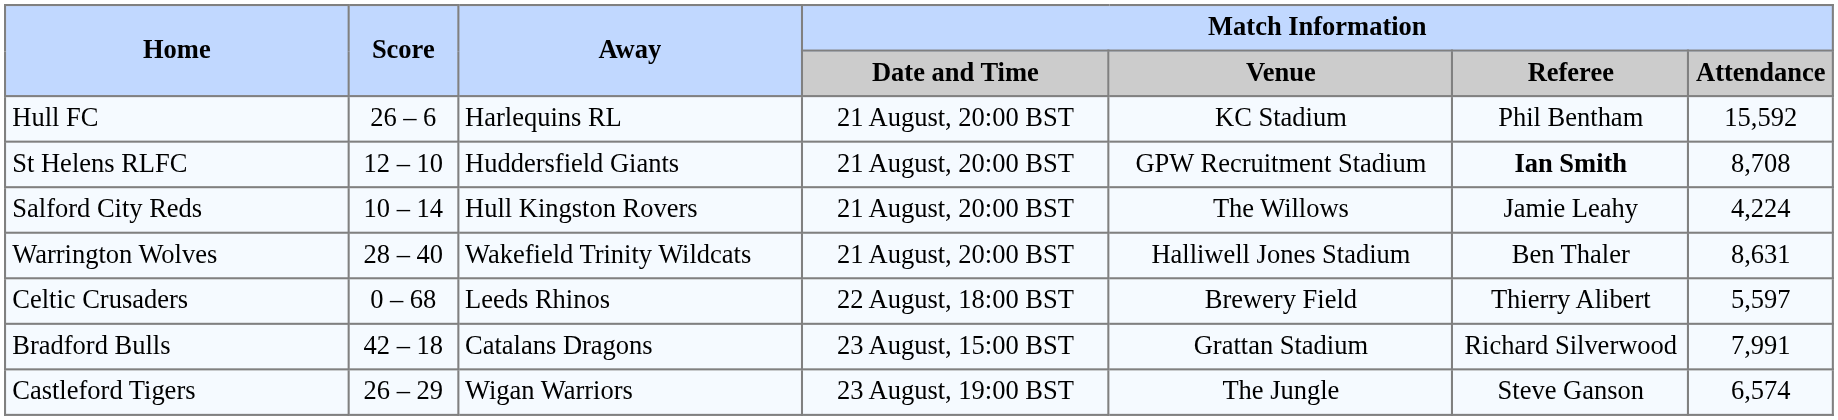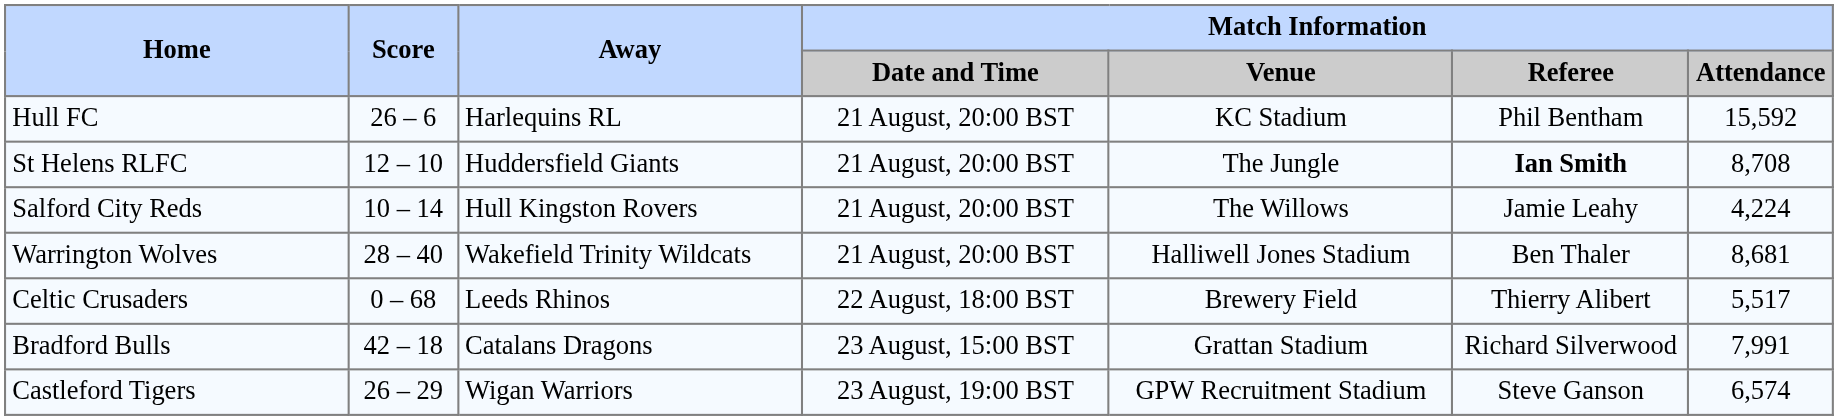(1281, 163) GPW Recruitment Stadium -> (1281, 163) The Jungle
(1761, 254) 8,631 -> (1761, 254) 8,681
(1761, 300) 5,597 -> (1761, 300) 5,517
(1281, 391) The Jungle -> (1281, 391) GPW Recruitment Stadium
